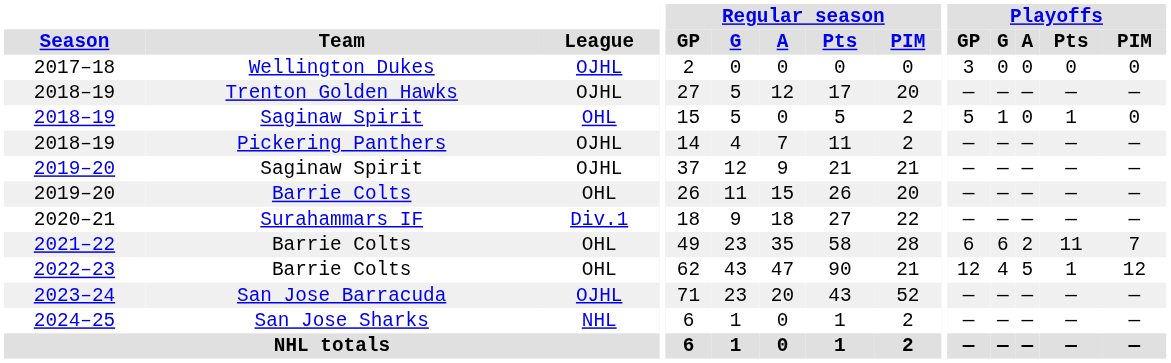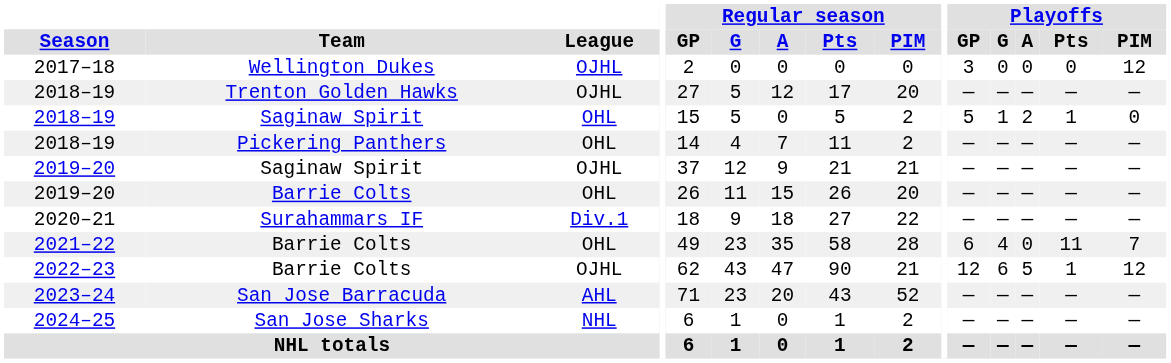(1134, 67) 0 -> (1134, 67) 12
(1027, 118) 0 -> (1027, 118) 2
(599, 143) OJHL -> (599, 143) OHL
(1003, 245) 6 -> (1003, 245) 4
(1027, 245) 2 -> (1027, 245) 0
(599, 270) OHL -> (599, 270) OJHL
(1003, 270) 4 -> (1003, 270) 6
(599, 295) OJHL -> (599, 295) AHL
